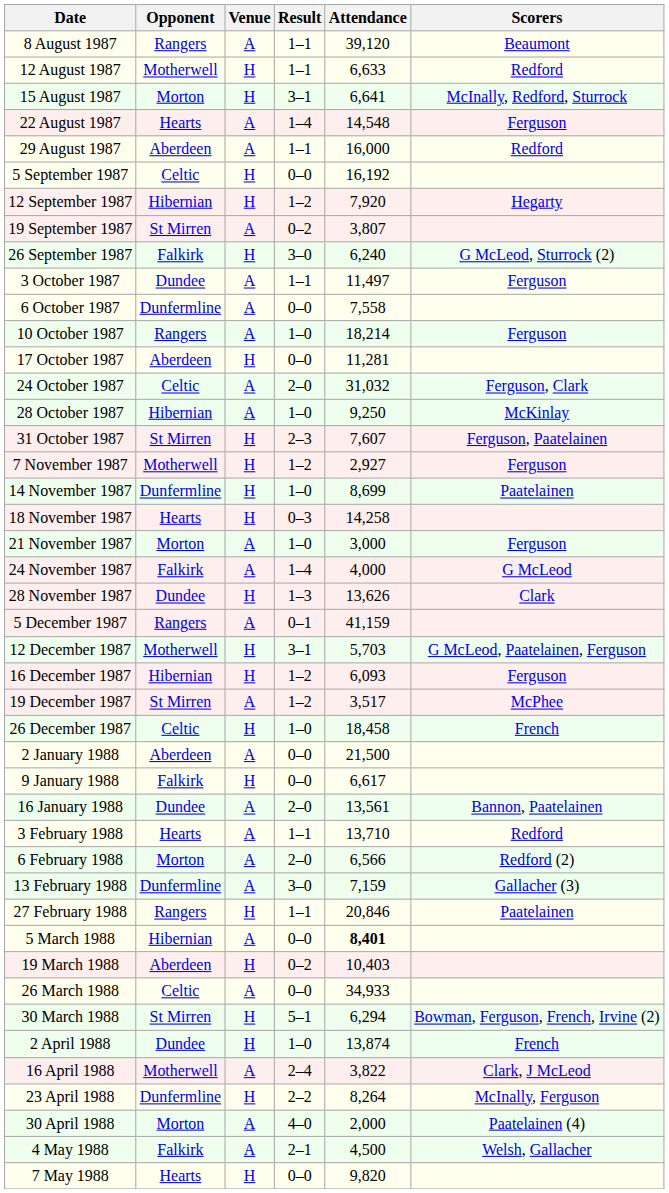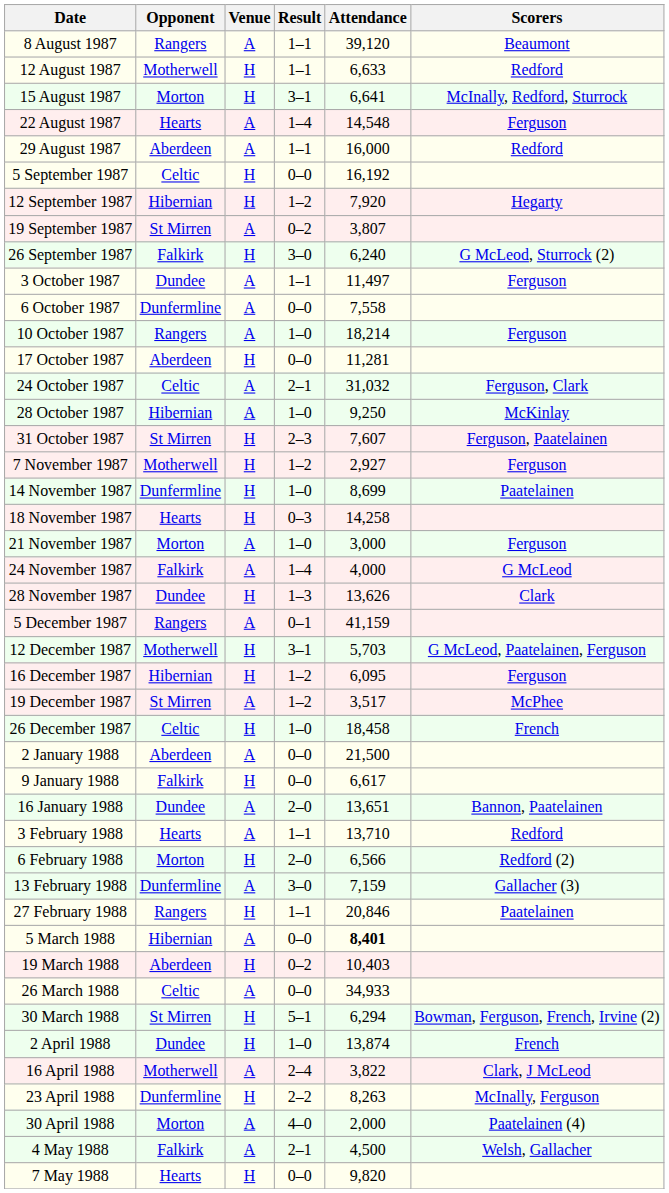(300, 386) 2–0 -> (300, 386) 2–1
(368, 675) 6,093 -> (368, 675) 6,095
(368, 807) 13,561 -> (368, 807) 13,651
(250, 859) A -> (250, 859) H
(368, 1096) 8,264 -> (368, 1096) 8,263
